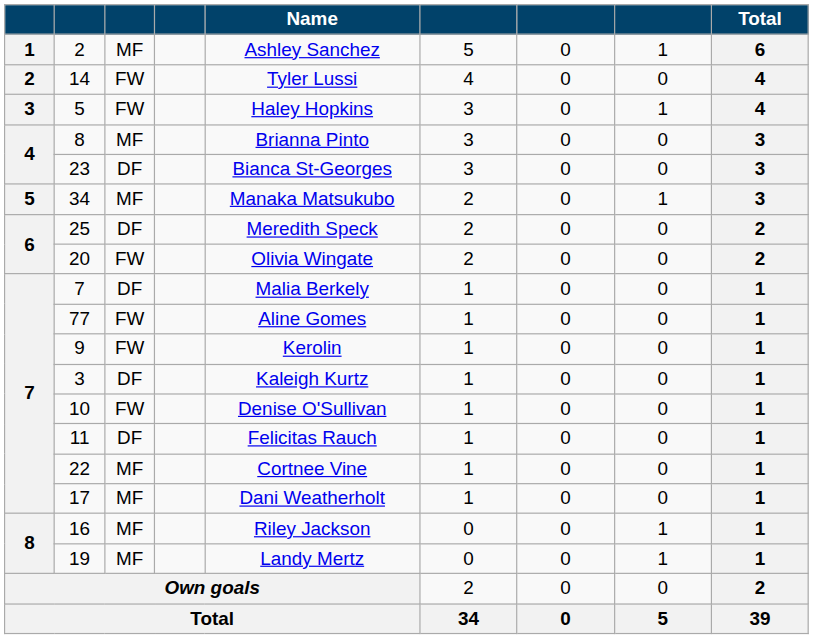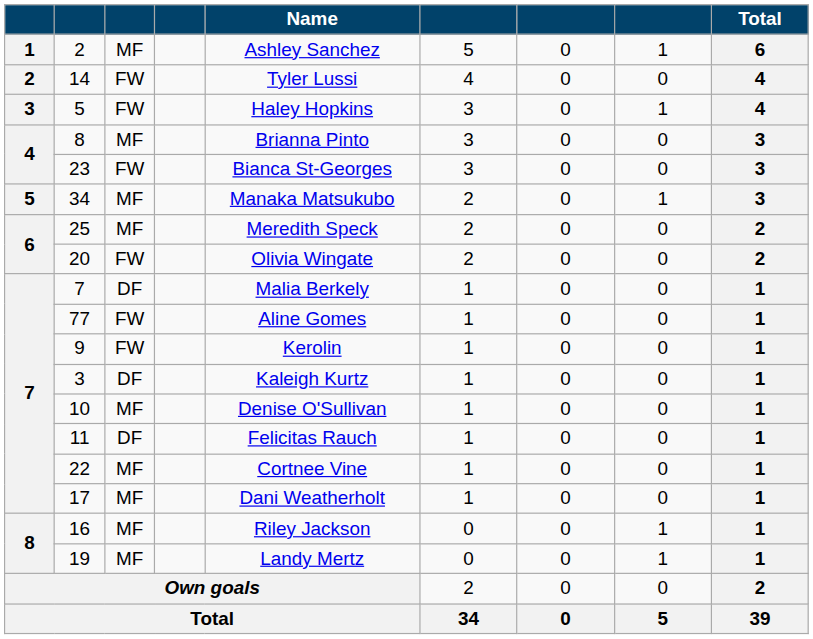(130, 169) DF -> (130, 169) FW
(130, 229) DF -> (130, 229) MF
(130, 408) FW -> (130, 408) MF
